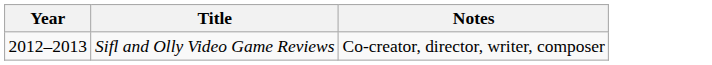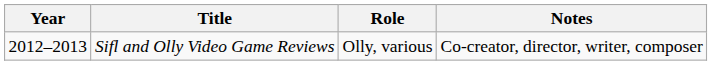+ column: (388, 18)
